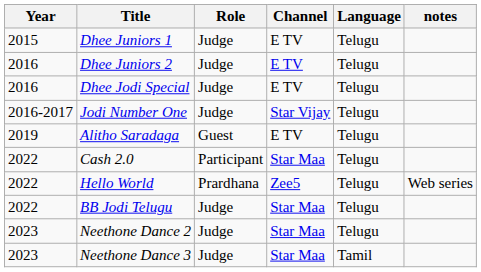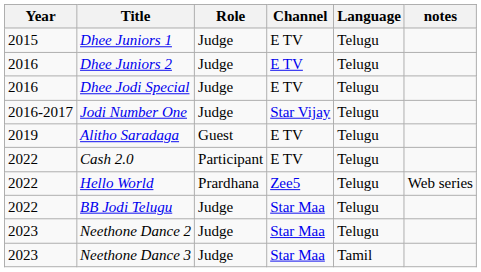(298, 159) Star Maa -> (287, 159) E TV
